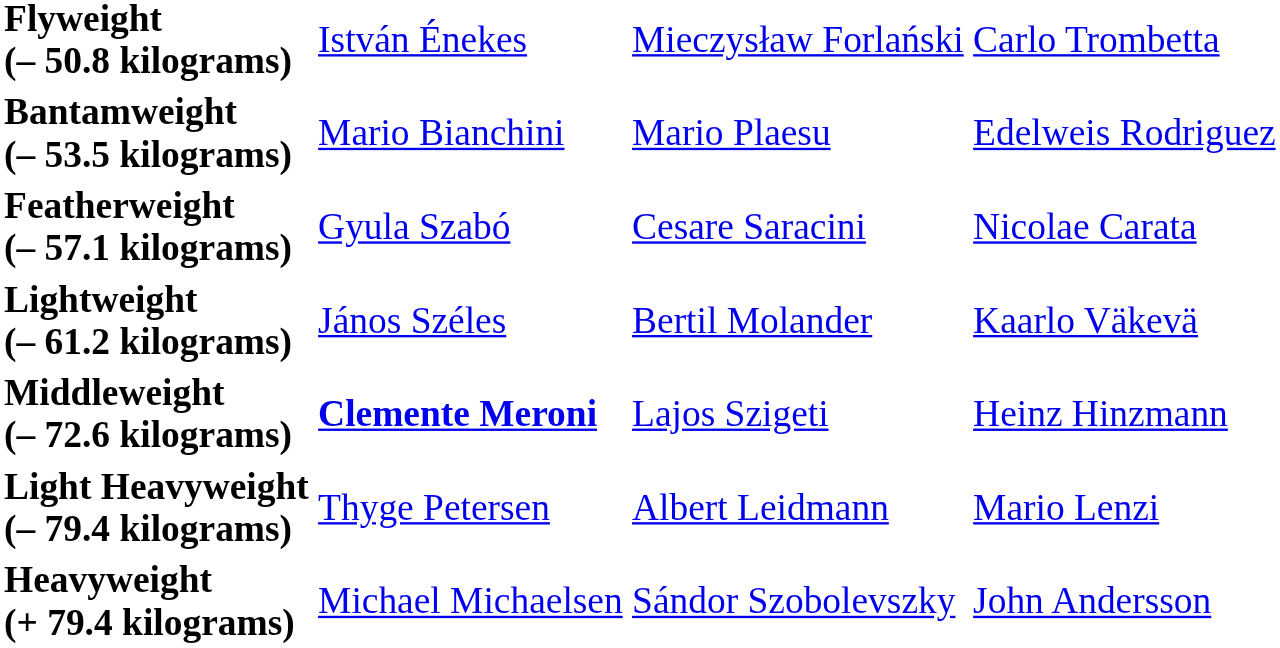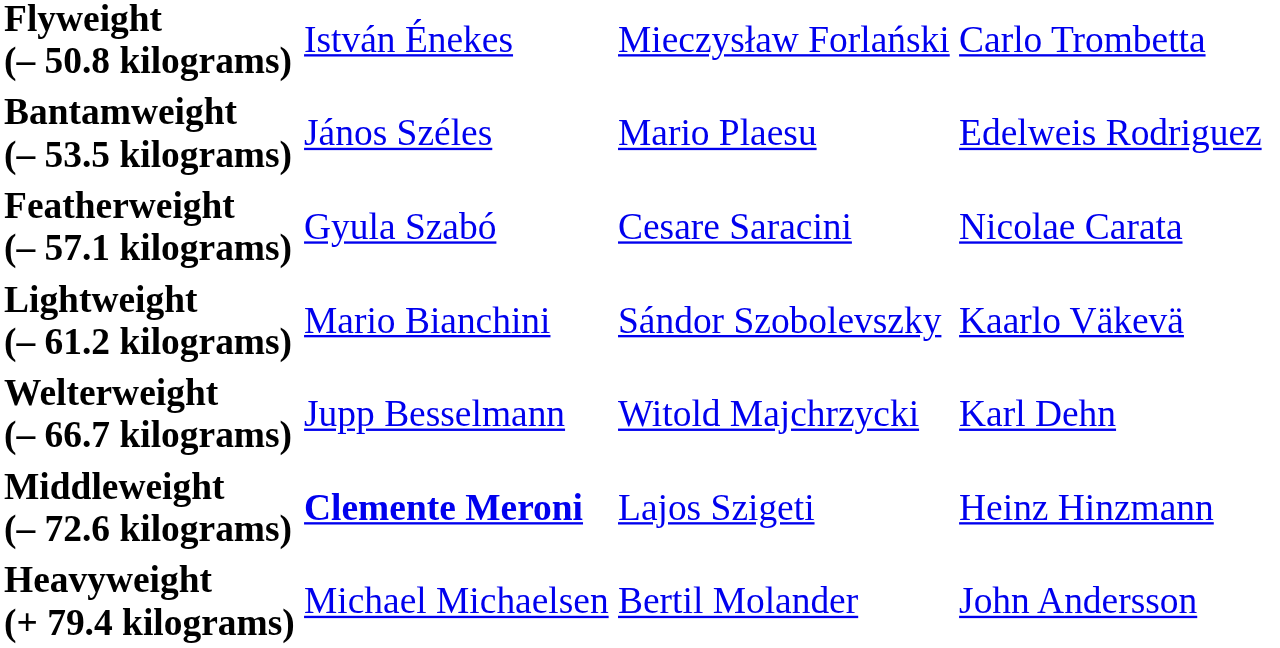(441, 133) Mario Bianchini -> (398, 133) János Széles
(412, 320) János Széles -> (427, 320) Mario Bianchini
(752, 320) Bertil Molander -> (780, 320) Sándor Szobolevszky
+ row: (148, 413)
- row: (156, 507)
(794, 601) Sándor Szobolevszky -> (738, 601) Bertil Molander
